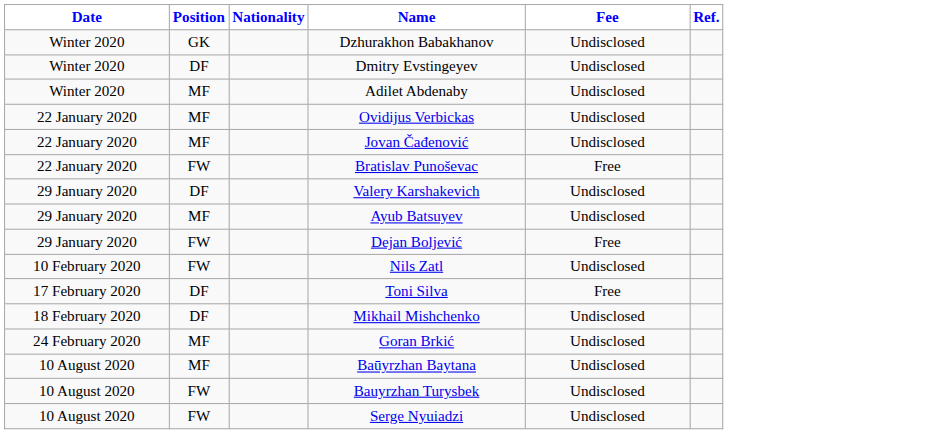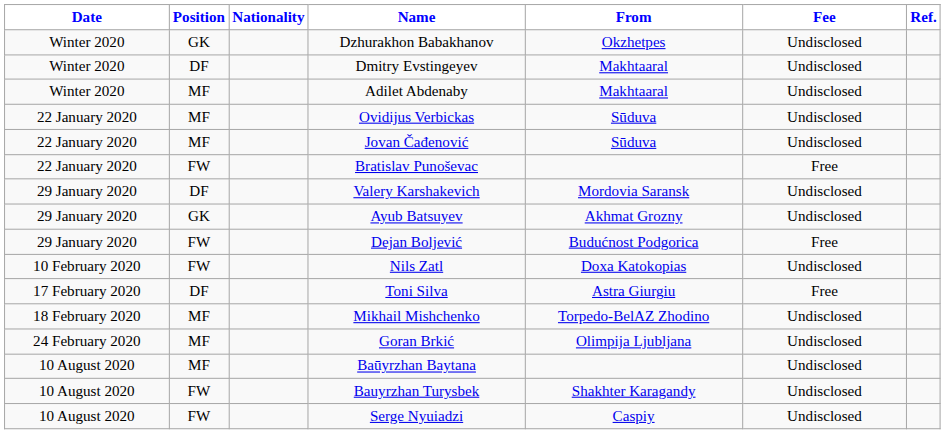+ column: (634, 17)
(199, 216) MF -> (199, 216) GK
(199, 316) DF -> (199, 316) MF
